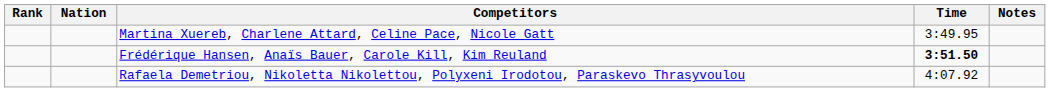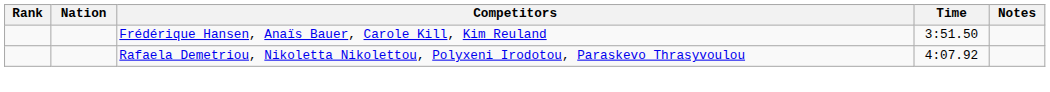- row: (337, 36)
(952, 56) bold -> (952, 36) normal
